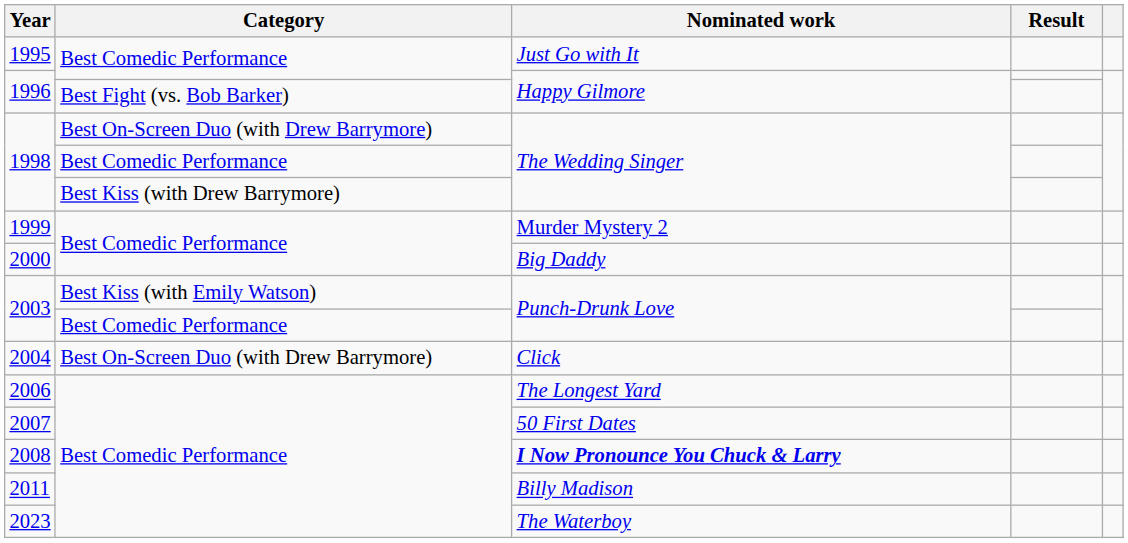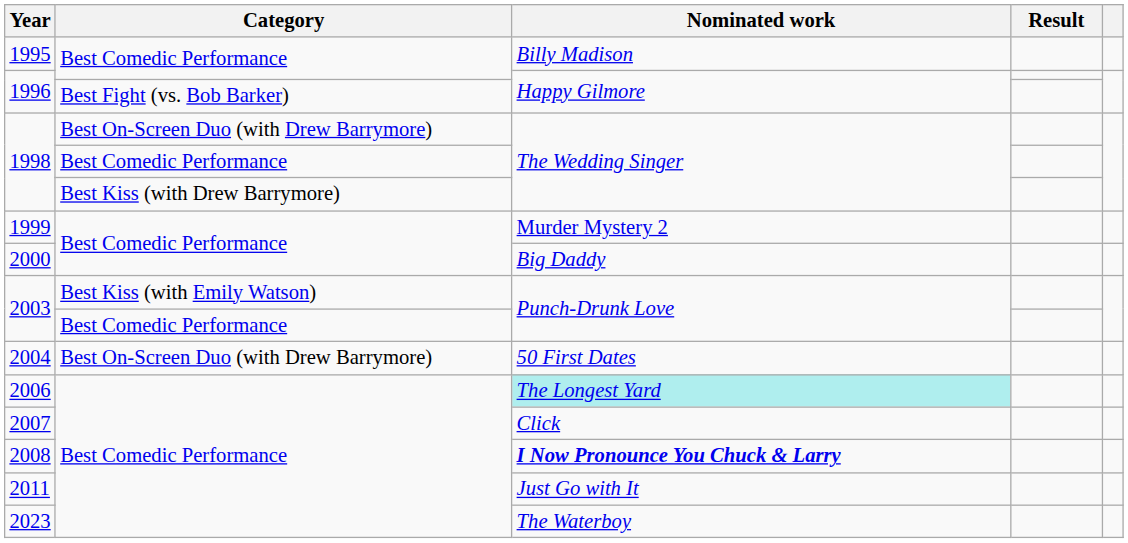(578, 53) Just Go with It -> (575, 53) Billy Madison
(538, 357) Click -> (576, 357) 50 First Dates
(589, 390) no background -> (589, 390) paleturquoise background
(576, 423) 50 First Dates -> (538, 423) Click
(575, 488) Billy Madison -> (578, 488) Just Go with It
